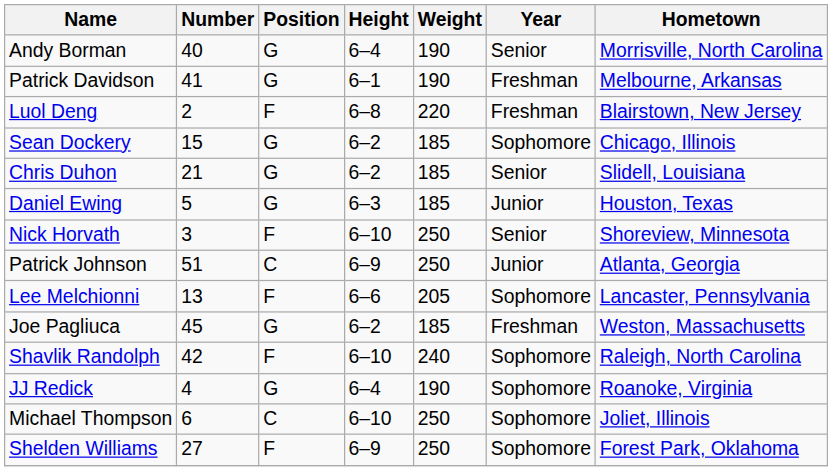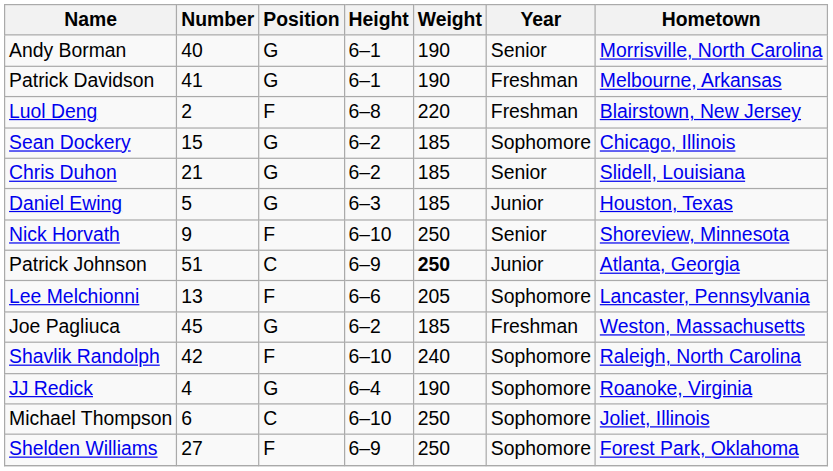(365, 50) 6–4 -> (365, 50) 6–1
(187, 234) 3 -> (187, 234) 9
(434, 265) normal -> (434, 265) bold
